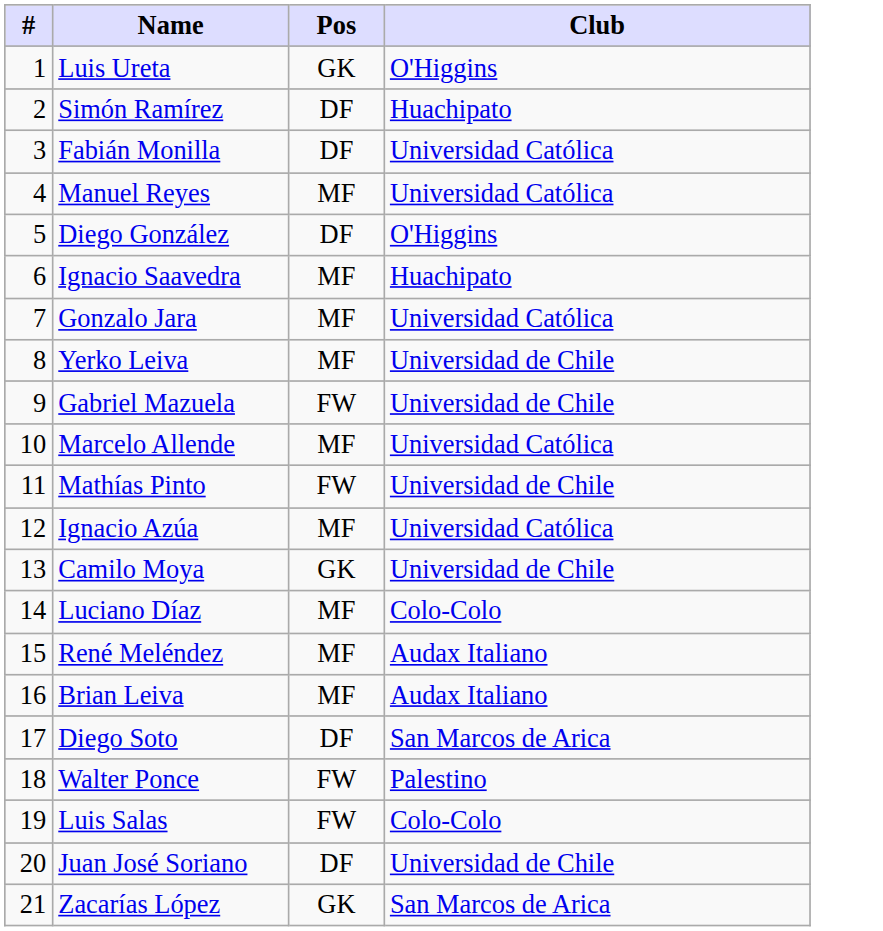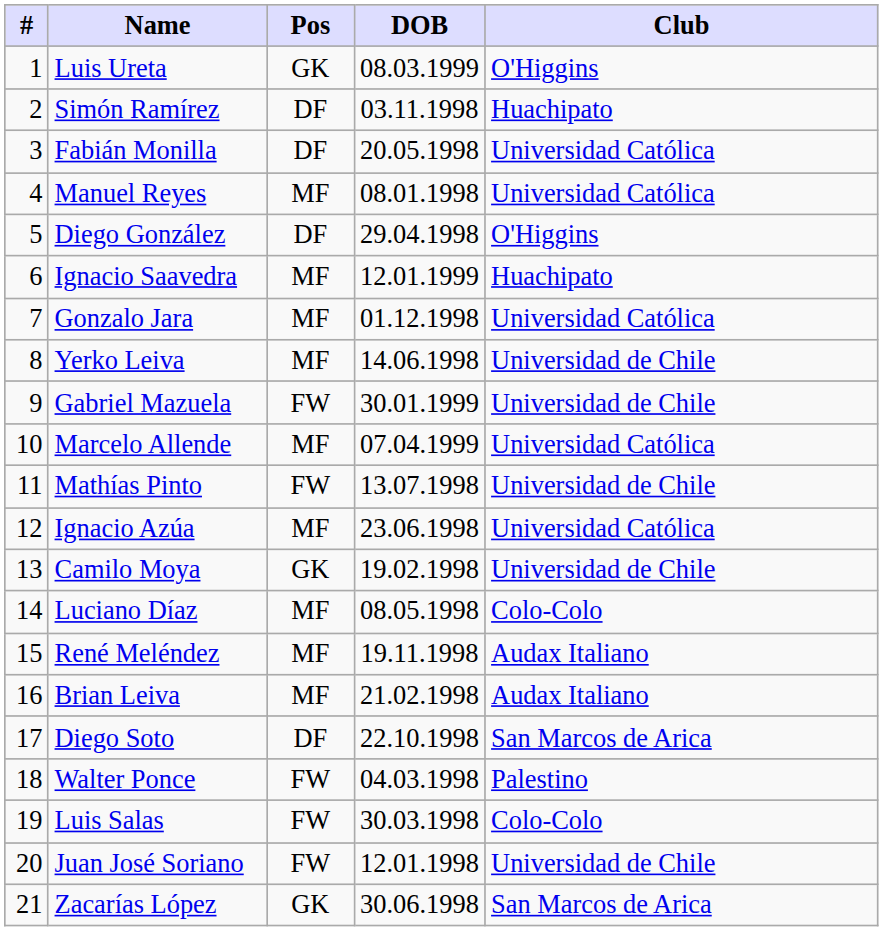+ column: (420, 25)
(336, 862) DF -> (310, 862) FW
